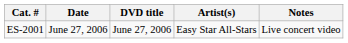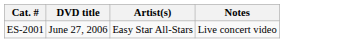- column: (78, 12)
